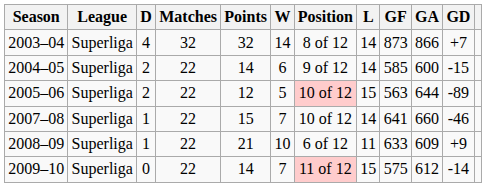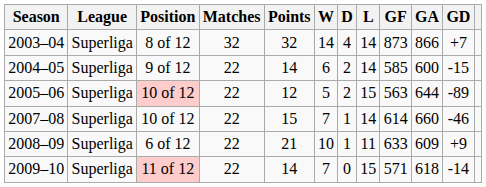columns swapped: (325, 17) <-> (146, 17)
(396, 118) 641 -> (396, 118) 614
(396, 169) 575 -> (396, 169) 571
(427, 169) 612 -> (427, 169) 618
